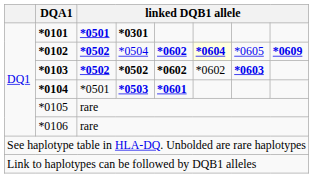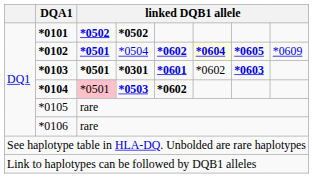(95, 32) *0501 -> (95, 32) *0502
(133, 32) *0301 -> (133, 32) *0502
(95, 51) *0502 -> (95, 51) *0501
(249, 51) normal -> (249, 51) bold
(288, 51) bold -> (288, 51) normal
(95, 70) *0502 -> (95, 70) *0501
(133, 70) *0502 -> (133, 70) *0301
(172, 70) *0602 -> (172, 70) *0601
(95, 88) no background -> (95, 88) pink background
(172, 88) *0601 -> (172, 88) *0602
